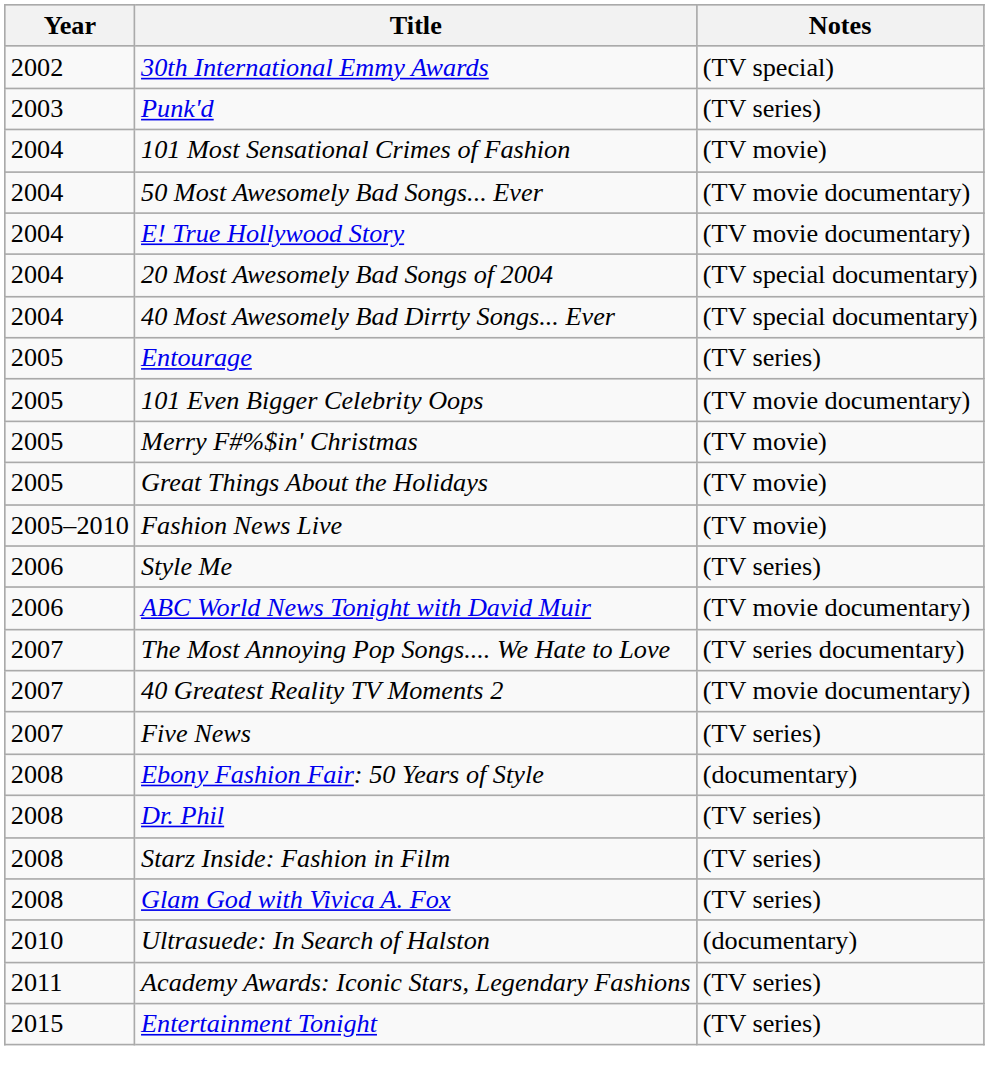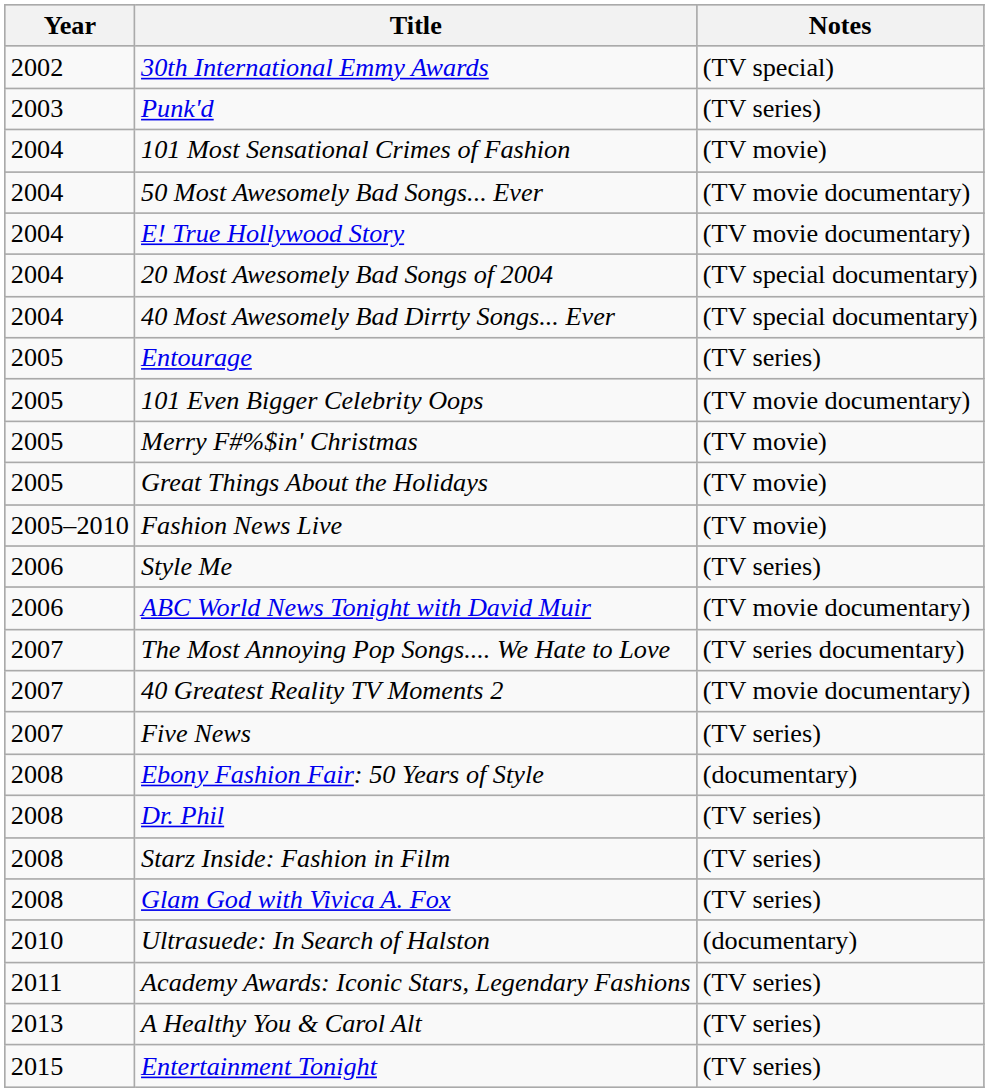+ row: (281, 1024)
